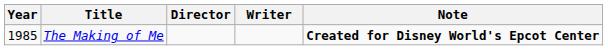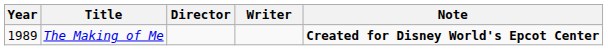(22, 35) 1985 -> (22, 35) 1989
